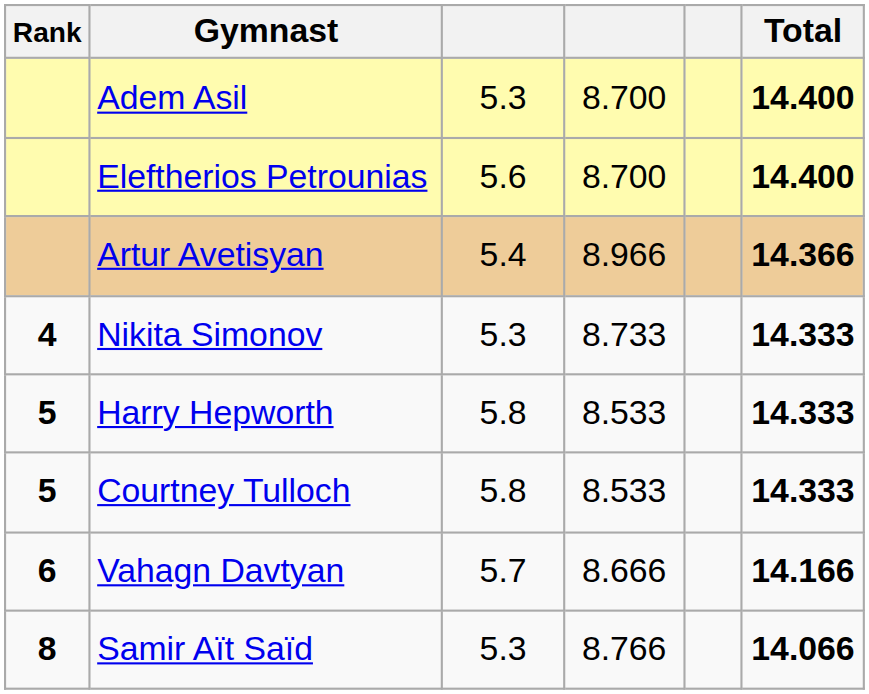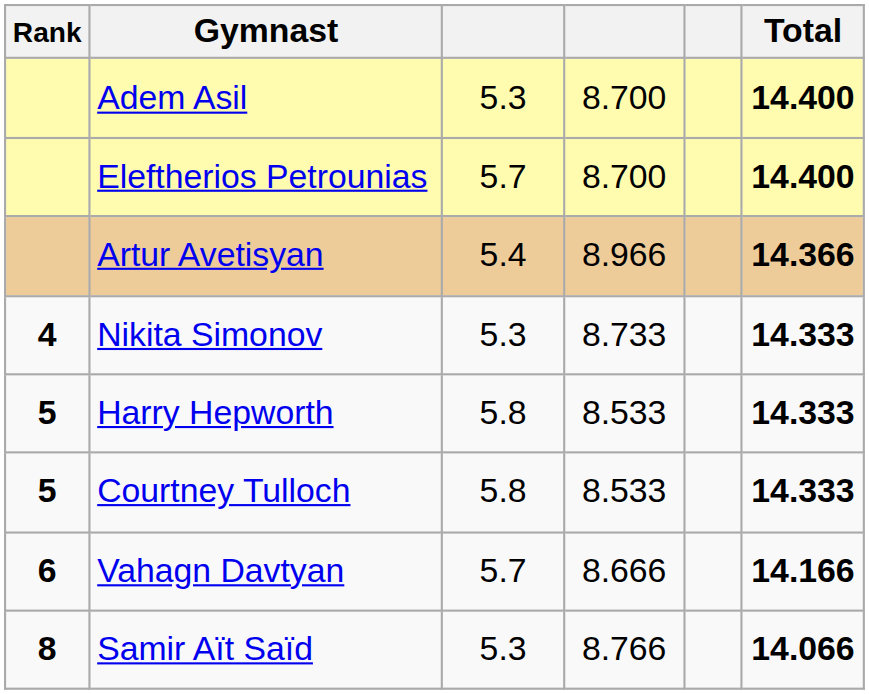(503, 176) 5.6 -> (503, 176) 5.7
